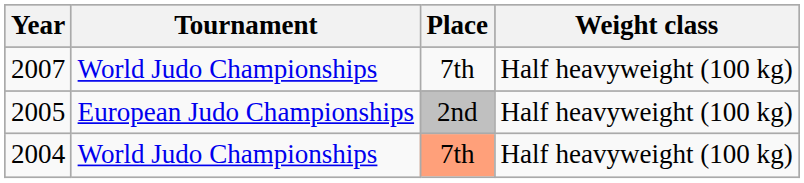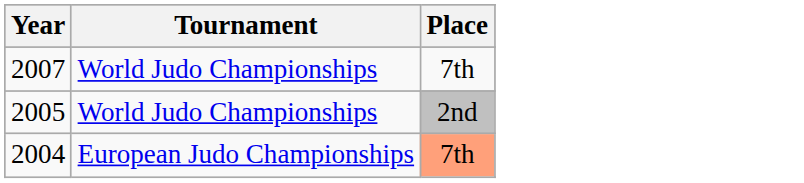- column: (647, 25)
(246, 111) European Judo Championships -> (228, 111) World Judo Championships
(228, 154) World Judo Championships -> (246, 154) European Judo Championships
